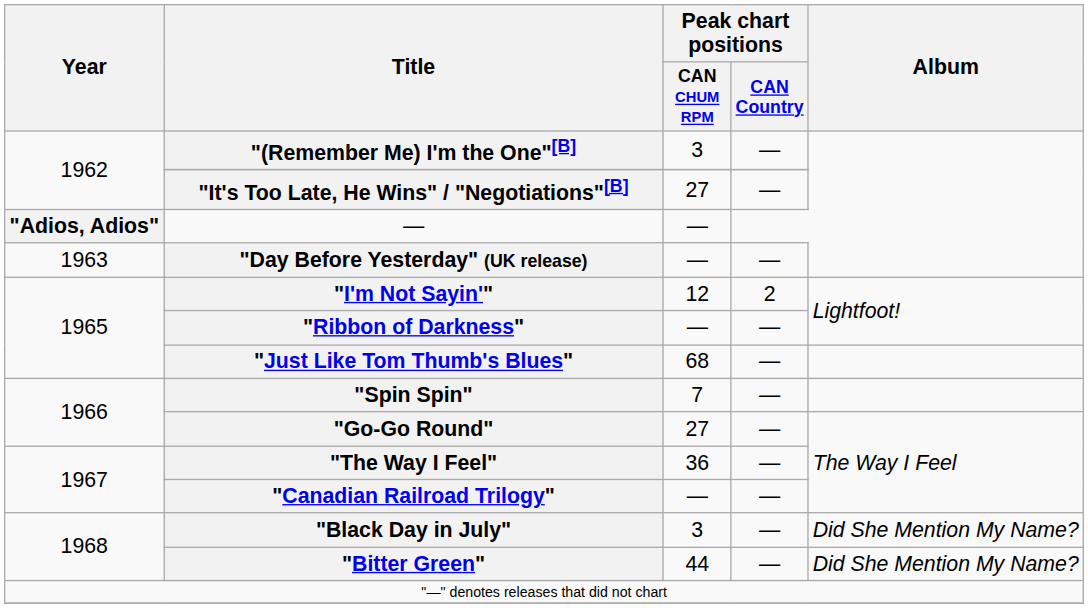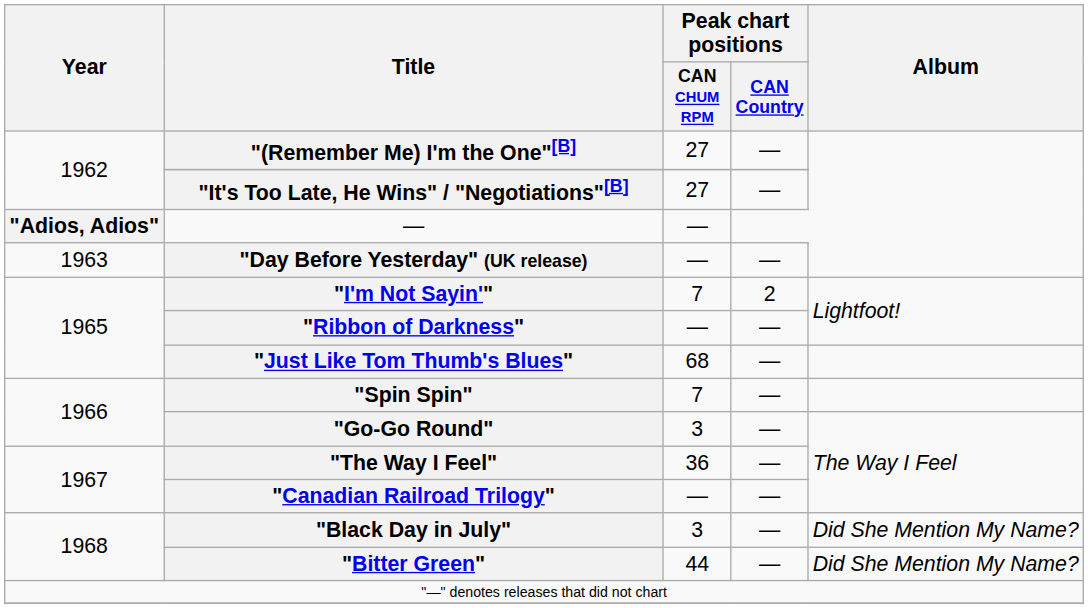(697, 150) 3 -> (697, 150) 27
(697, 293) 12 -> (697, 293) 7
(697, 428) 27 -> (697, 428) 3
